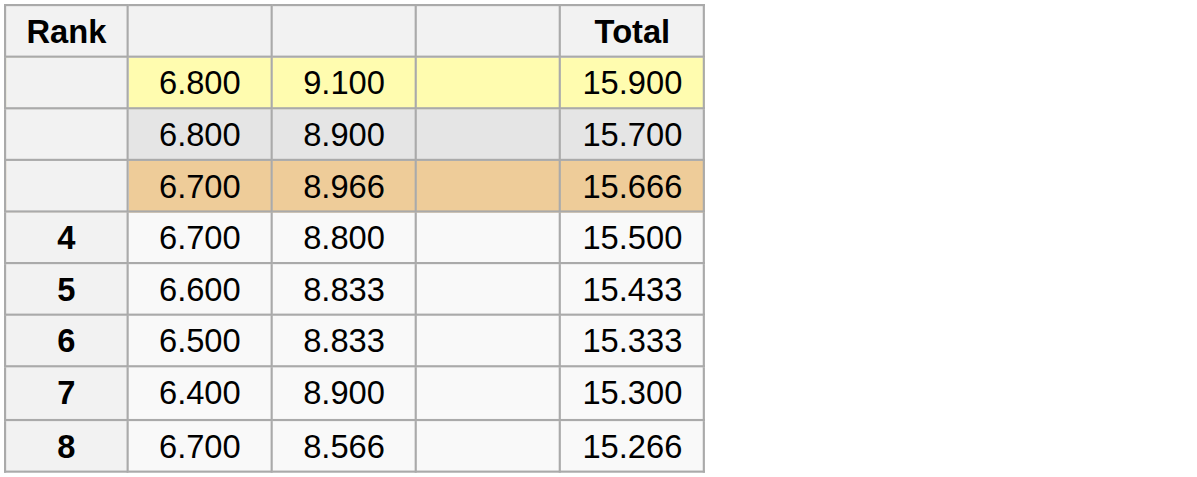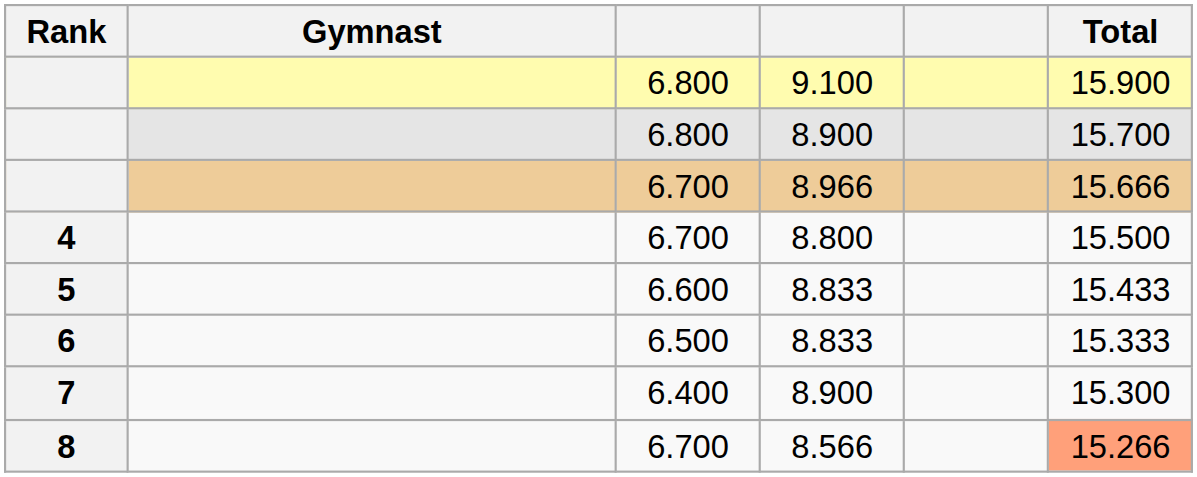+ column: (372, 31)
(632, 445) no background -> (1121, 445) lightsalmon background
